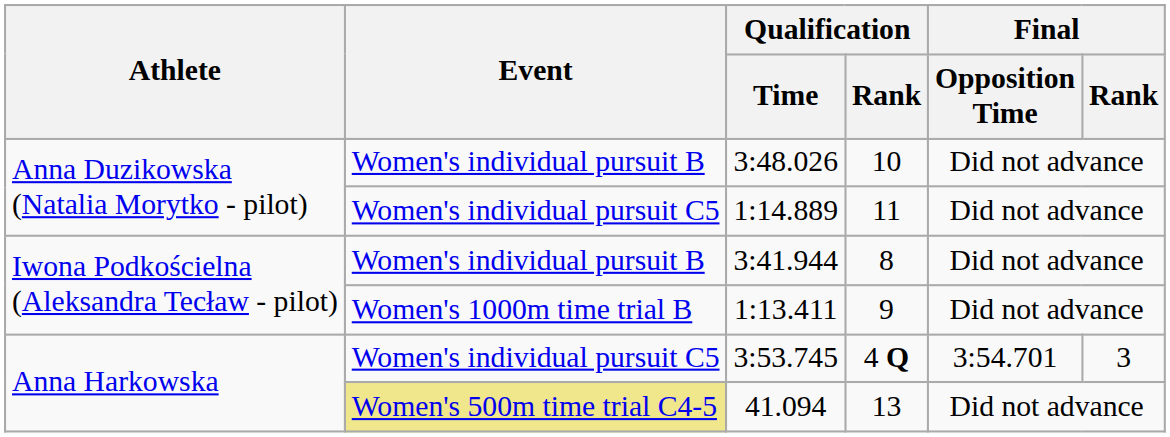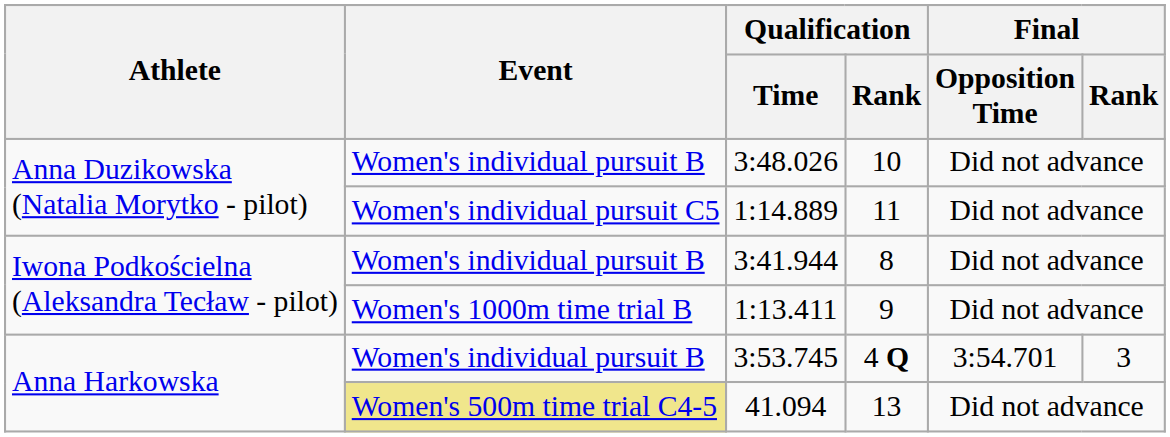(536, 357) Women's individual pursuit C5 -> (528, 357) Women's individual pursuit B
